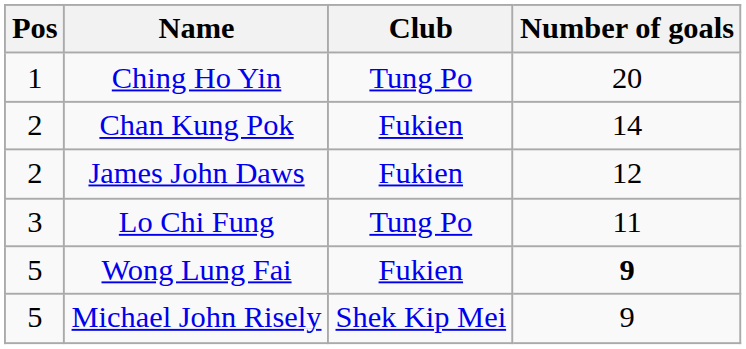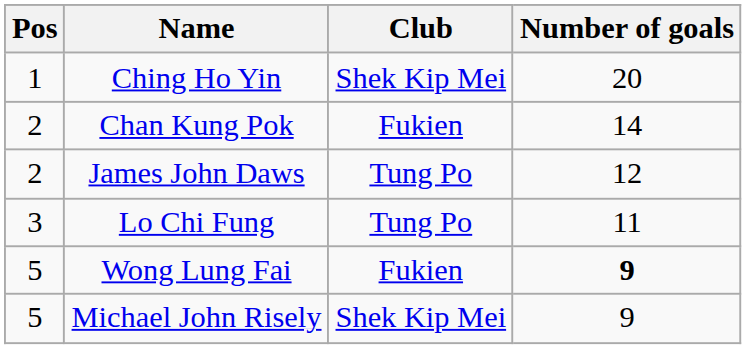(421, 76) Tung Po -> (421, 76) Shek Kip Mei
(421, 173) Fukien -> (421, 173) Tung Po
